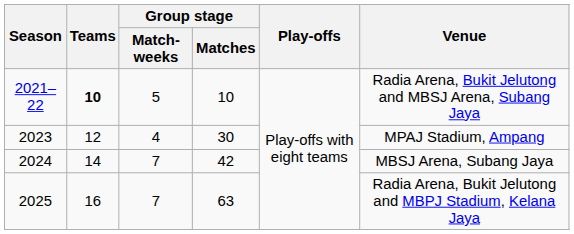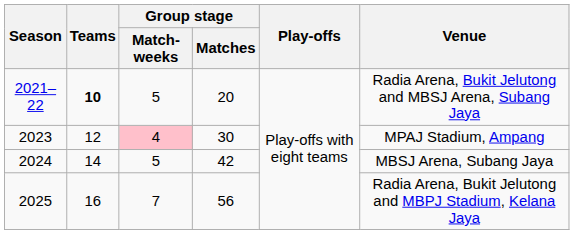(226, 96) 10 -> (226, 96) 20
(156, 137) no background -> (156, 137) pink background
(156, 160) 7 -> (156, 160) 5
(226, 201) 63 -> (226, 201) 56
